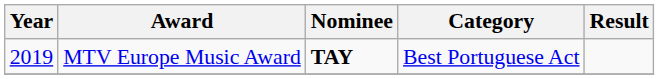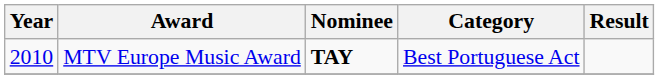(31, 56) 2019 -> (31, 56) 2010
